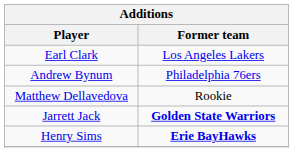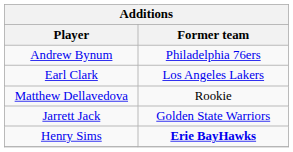rows swapped: (71, 75) <-> (71, 55)
(213, 116) bold -> (213, 116) normal
